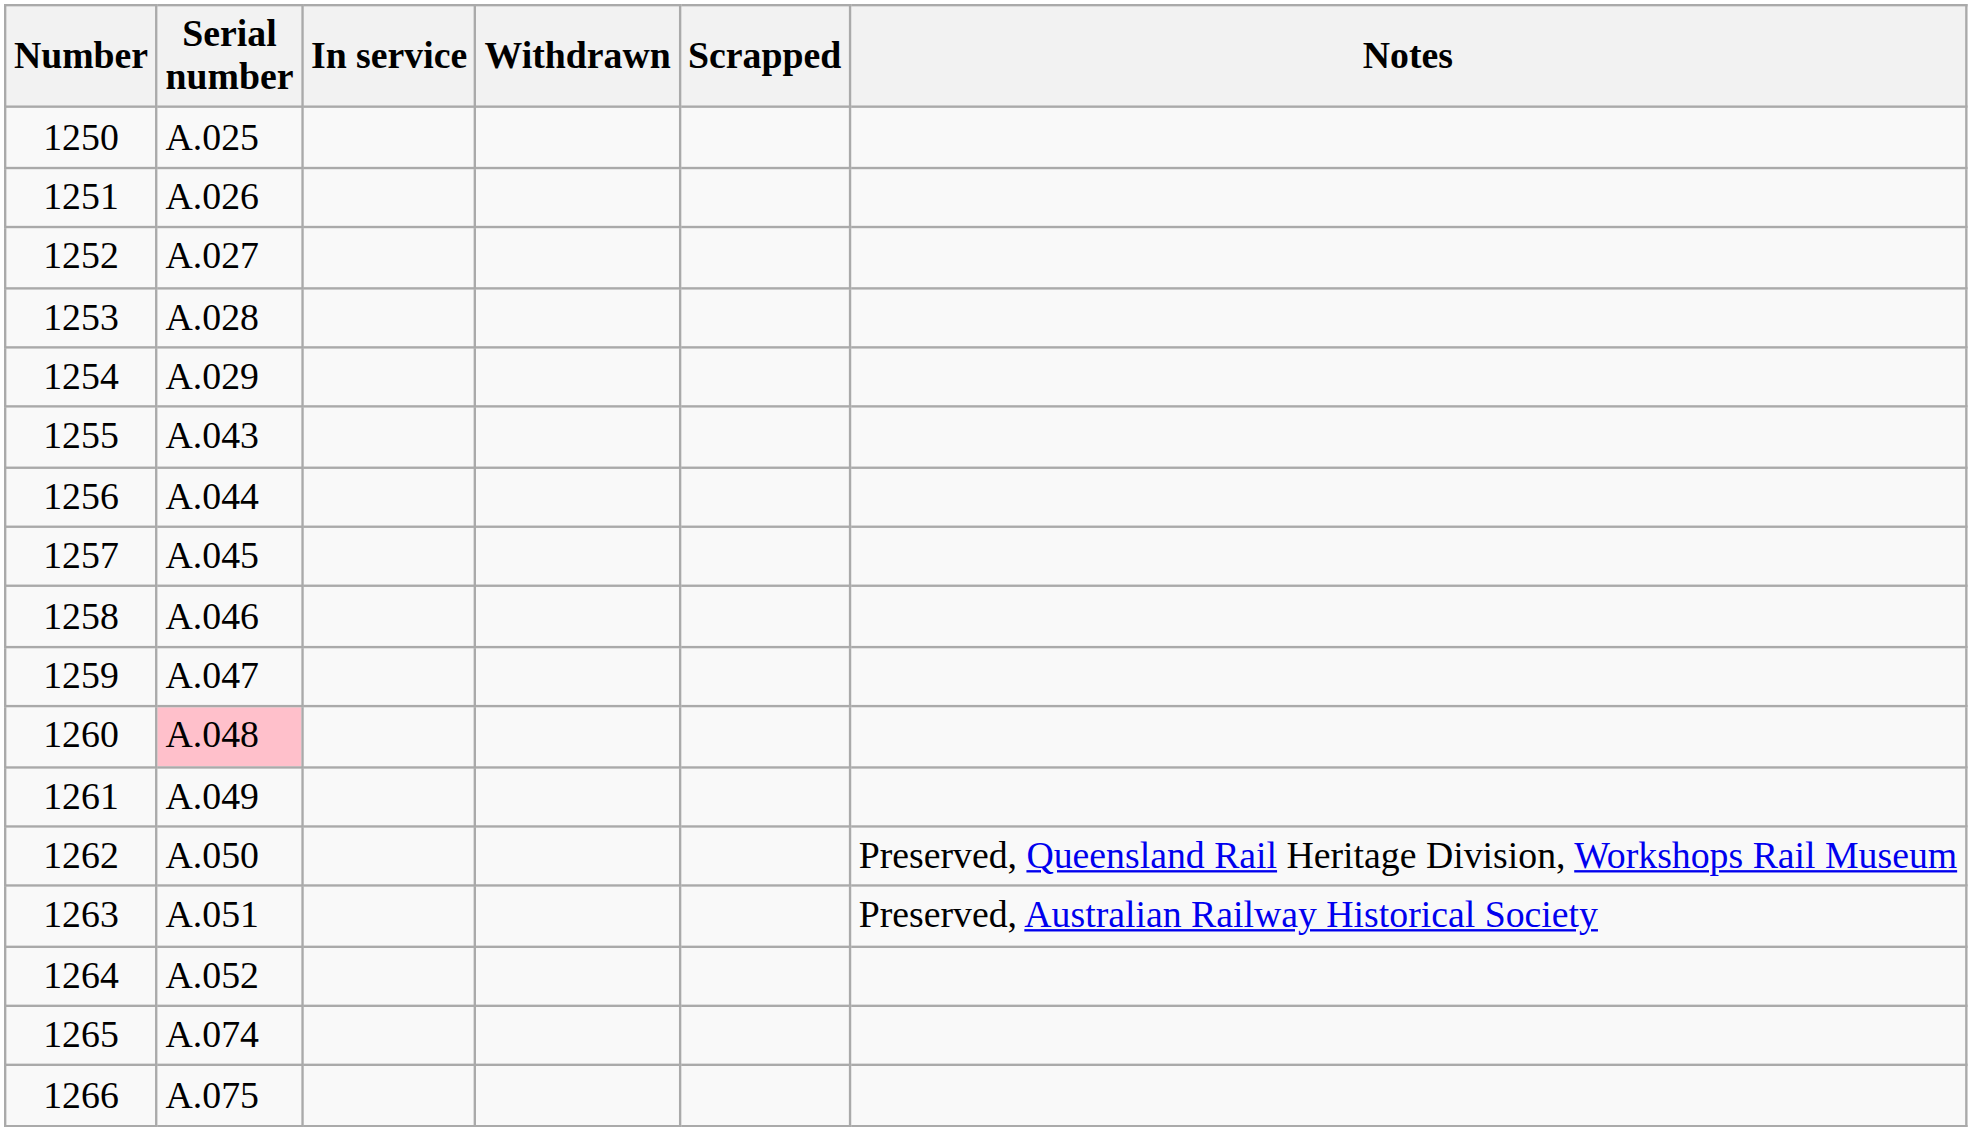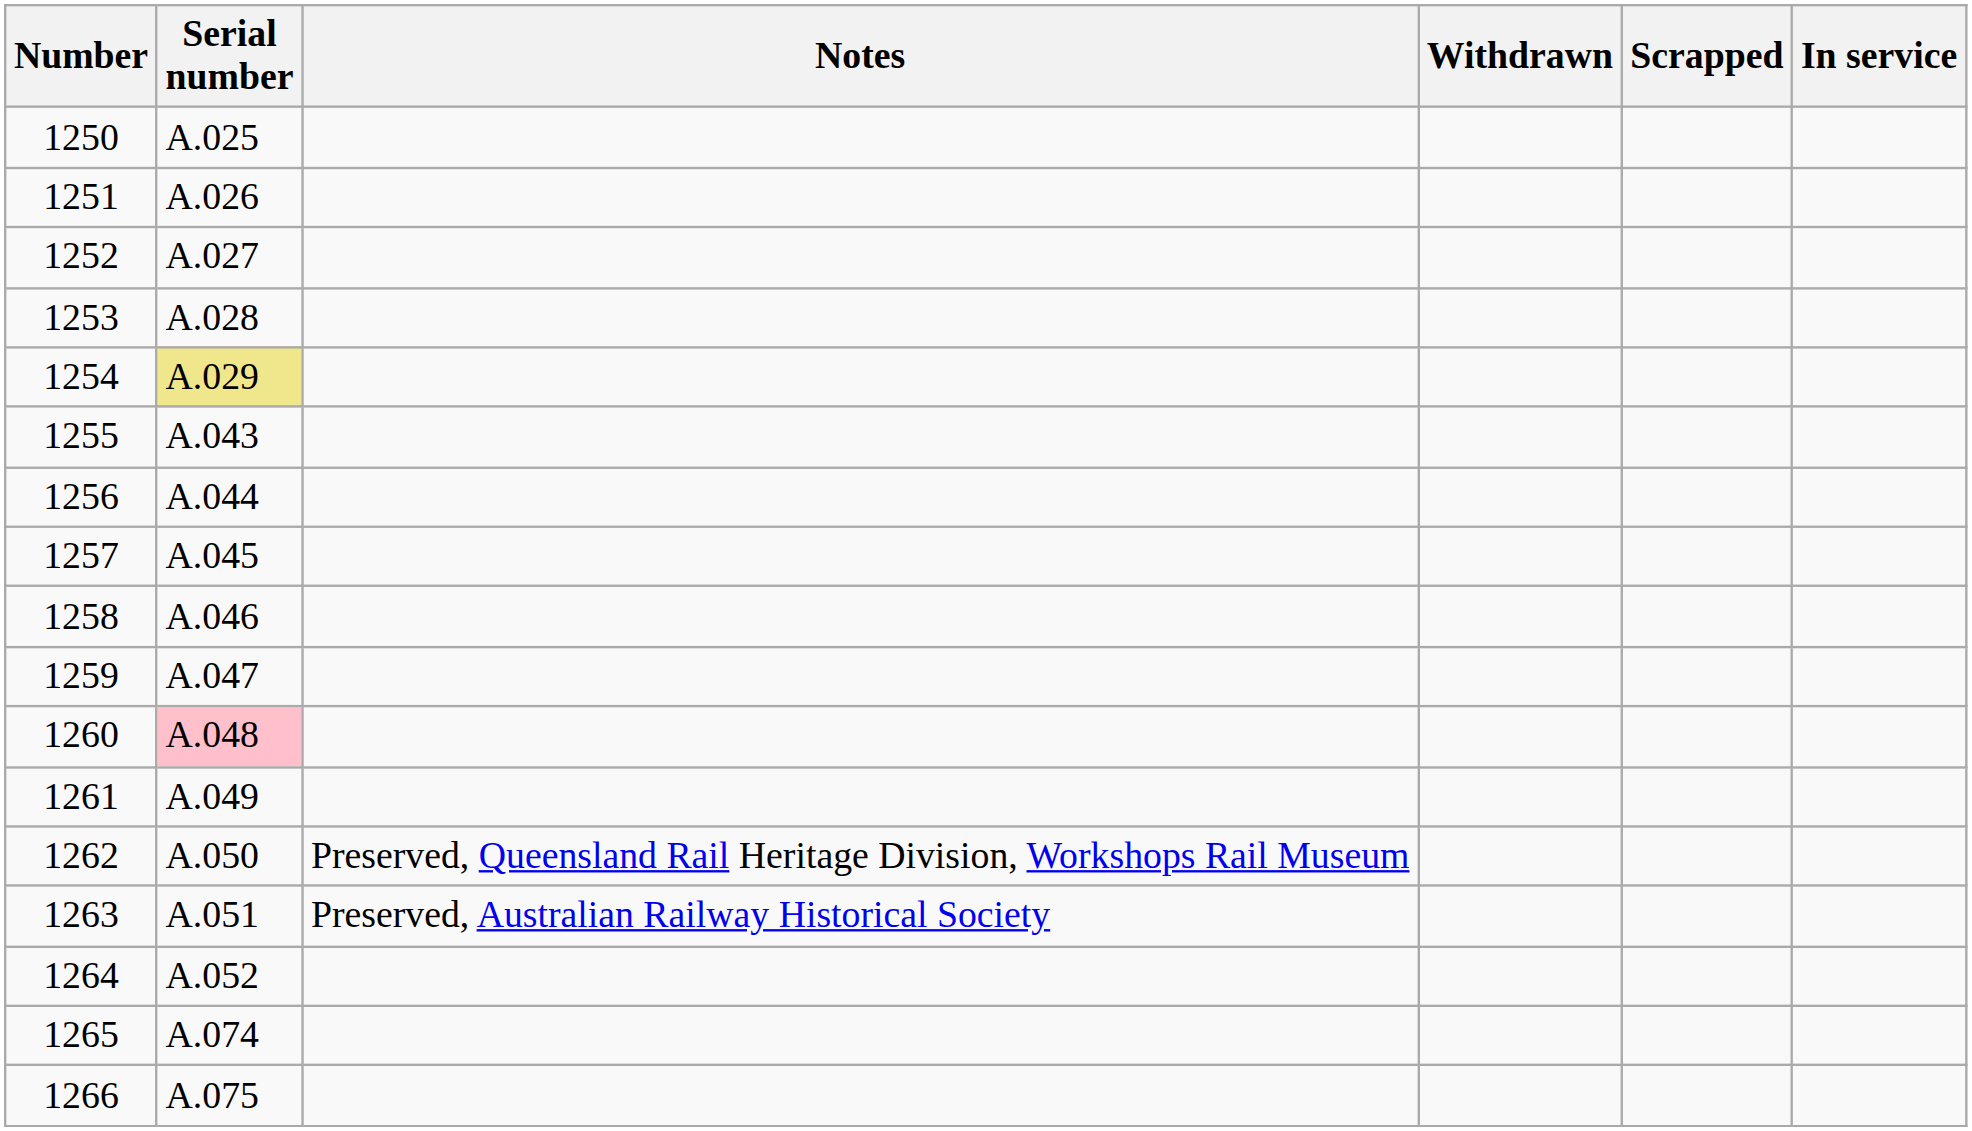columns swapped: (389, 55) <-> (1408, 55)
(212, 376) no background -> (212, 376) khaki background
